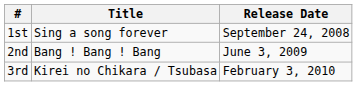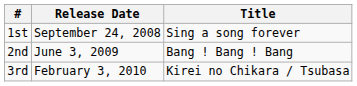columns swapped: (286, 14) <-> (126, 14)
